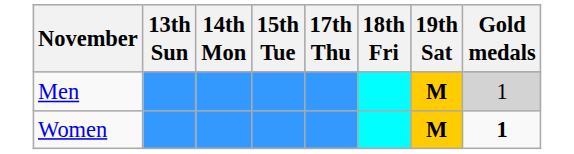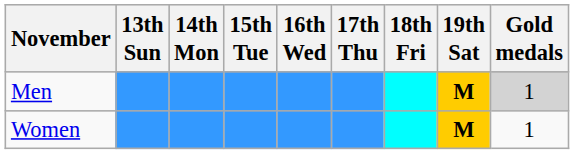+ column: (304, 38)
(502, 129) bold -> (529, 129) normal
